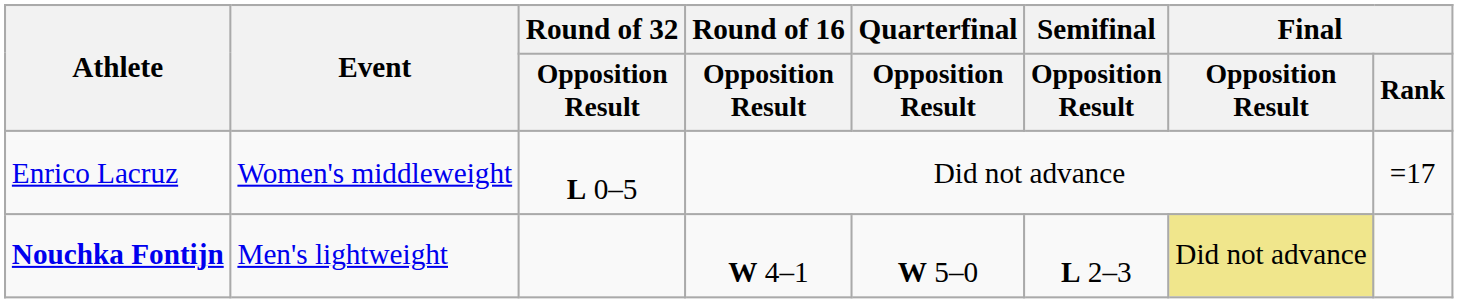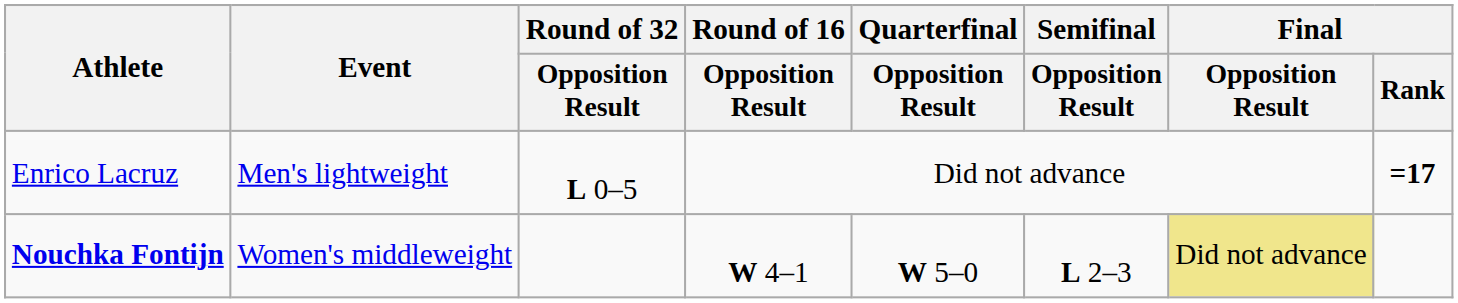(375, 172) Women's middleweight -> (343, 172) Men's lightweight
(1413, 172) normal -> (1413, 172) bold
(343, 255) Men's lightweight -> (375, 255) Women's middleweight
